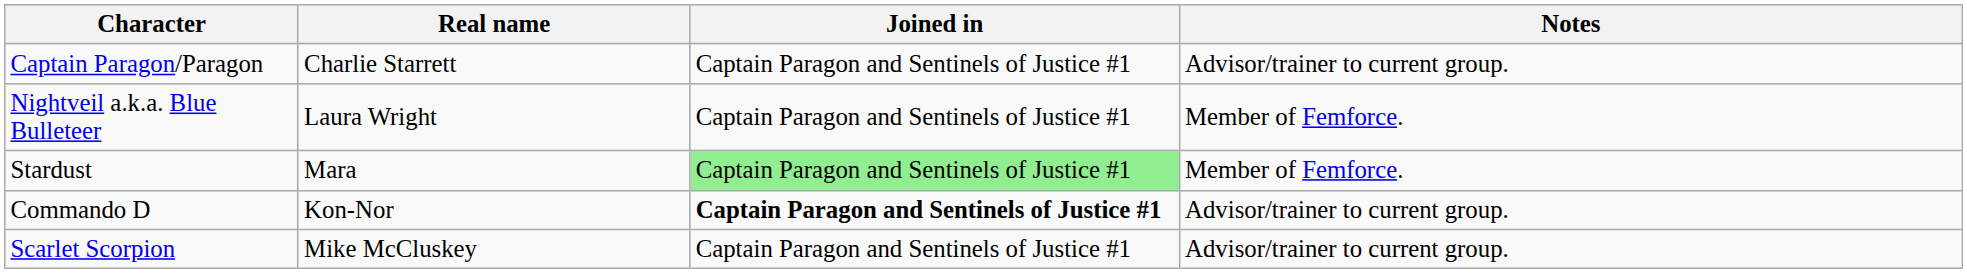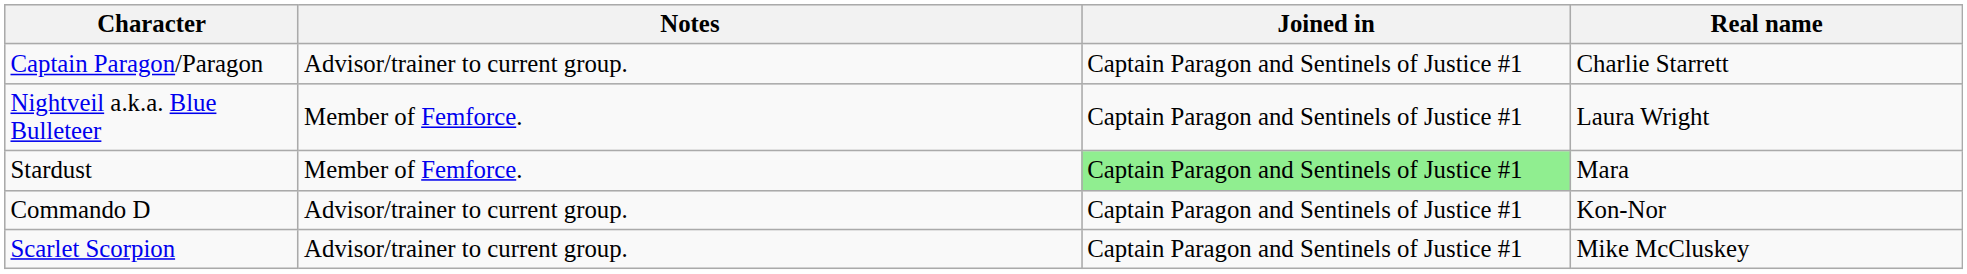columns swapped: (494, 24) <-> (1571, 24)
(929, 209) bold -> (1305, 209) normal
